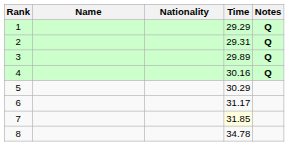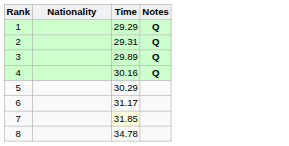- column: (88, 12)
